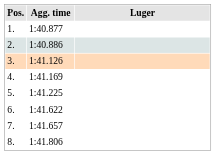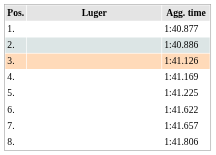columns swapped: (142, 13) <-> (51, 13)
